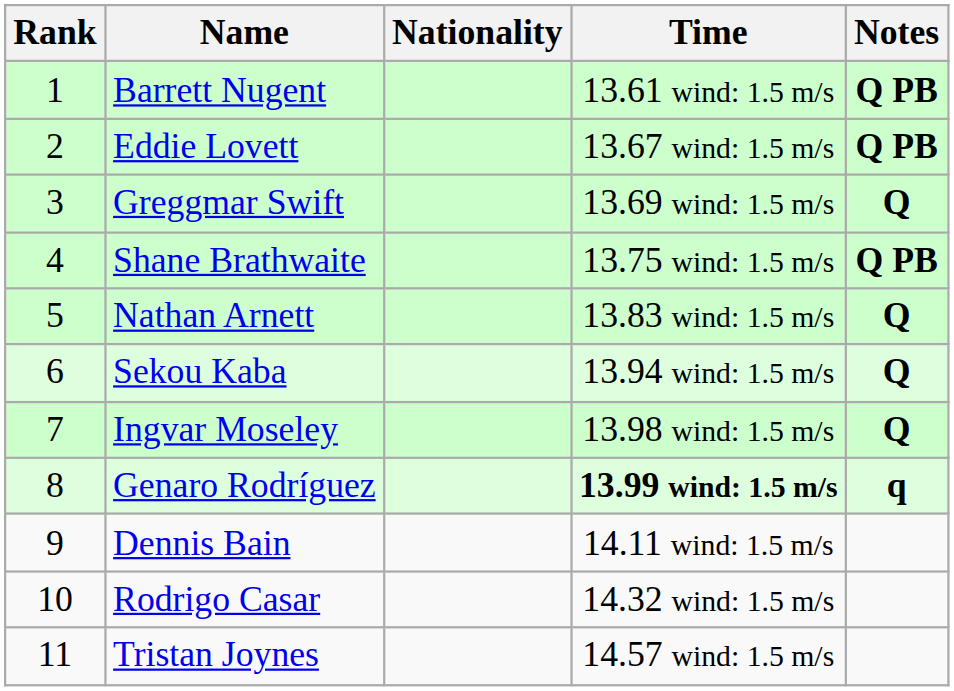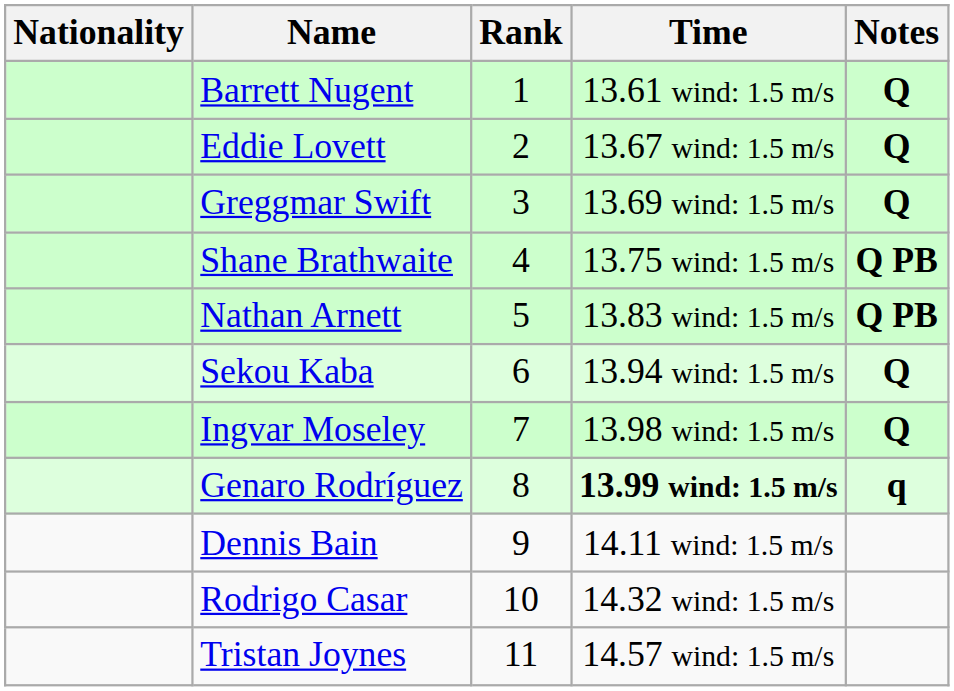columns swapped: (55, 32) <-> (477, 32)
(897, 89) Q PB -> (897, 89) Q
(897, 145) Q PB -> (897, 145) Q
(897, 315) Q -> (897, 315) Q PB
